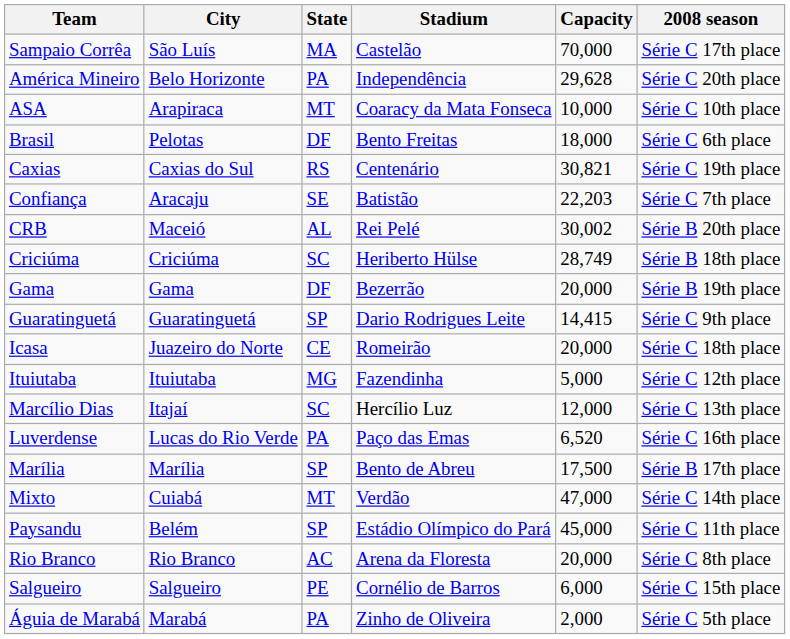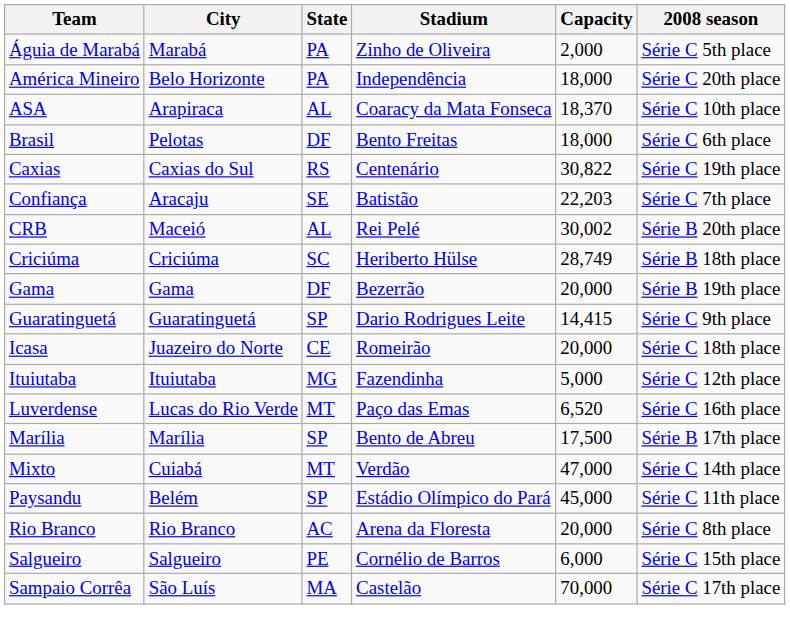rows swapped: (74, 618) <-> (70, 49)
(586, 79) 29,628 -> (586, 79) 18,000
(321, 109) MT -> (319, 109) AL
(586, 109) 10,000 -> (586, 109) 18,370
(586, 169) 30,821 -> (586, 169) 30,822
- row: (61, 408)
(318, 438) PA -> (321, 408) MT
